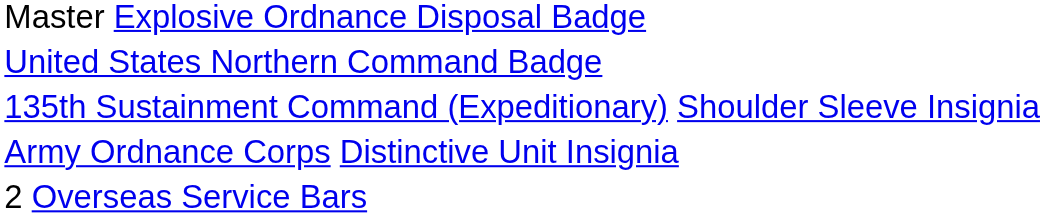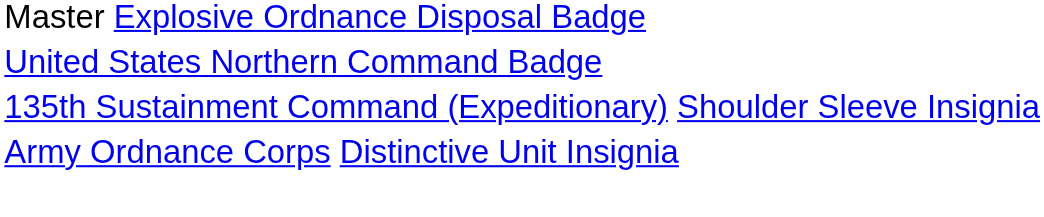- row: (186, 197)
